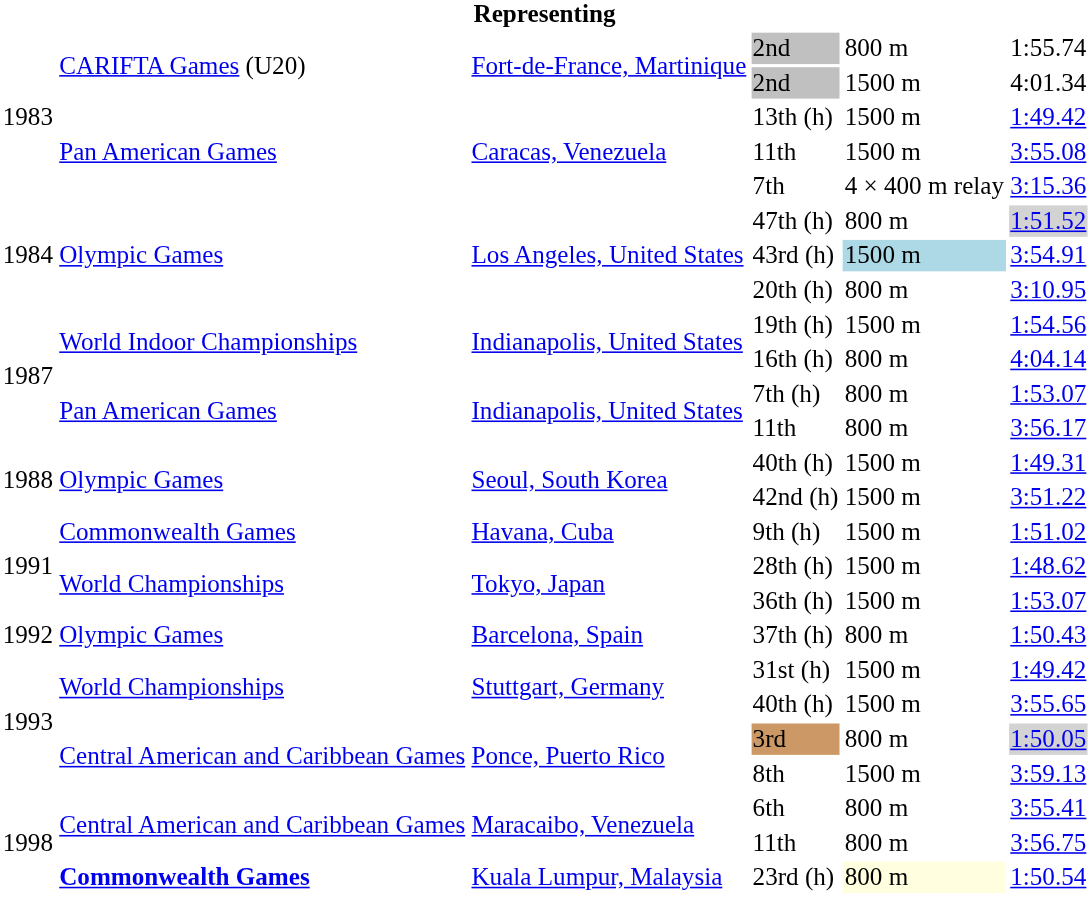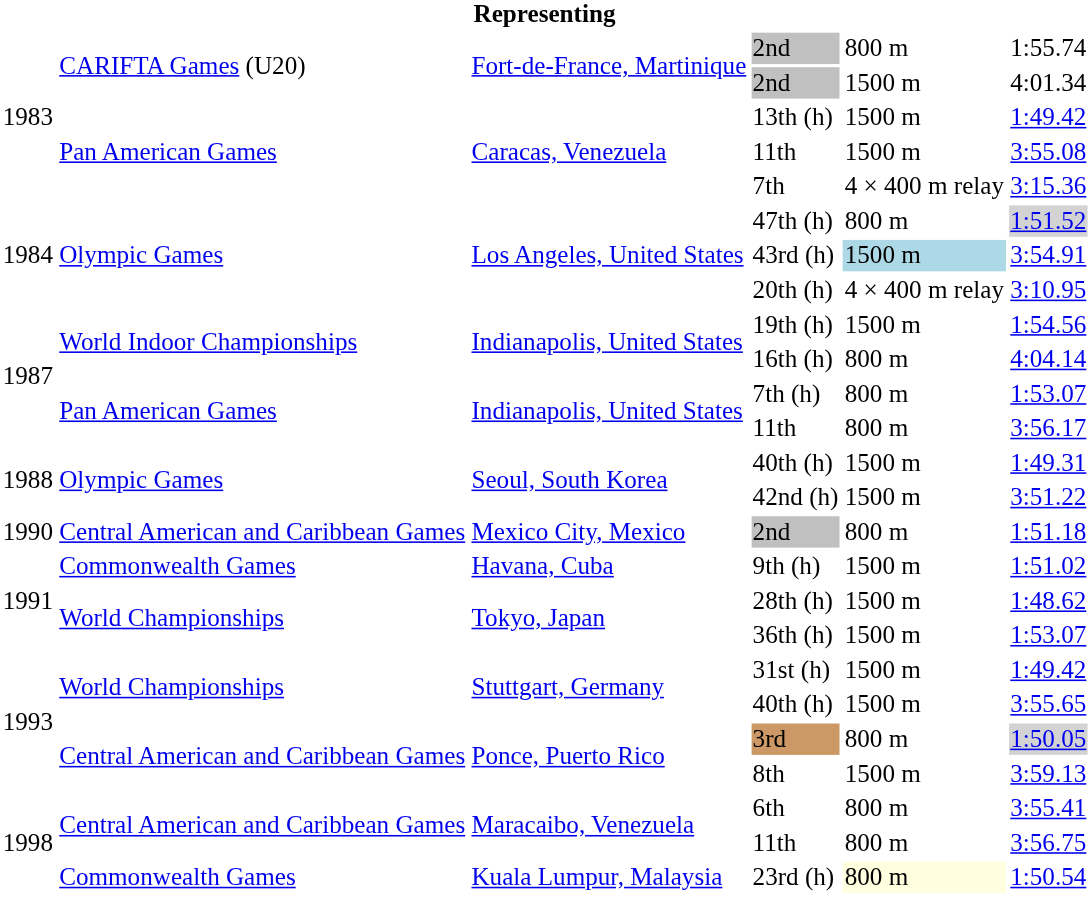(876, 289) 800 m -> (924, 289) 4 × 400 m relay
+ row: (578, 531)
- row: (557, 635)
(184, 877) bold -> (177, 877) normal
